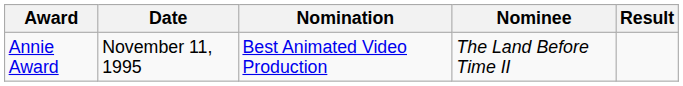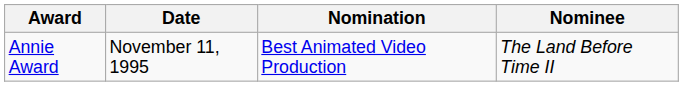- column: (647, 18)
